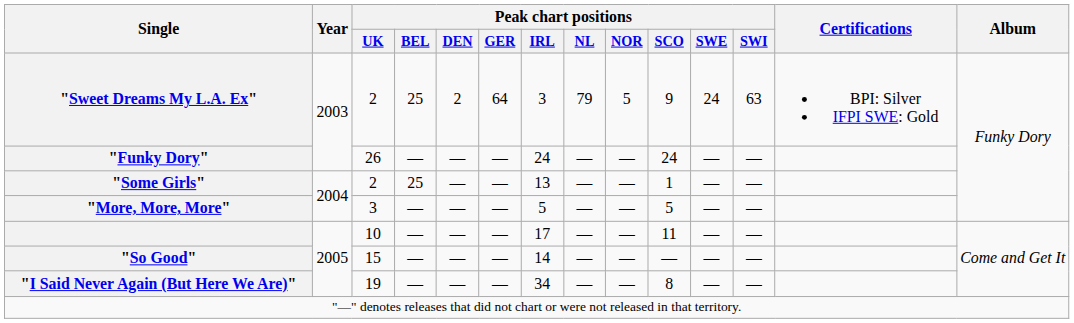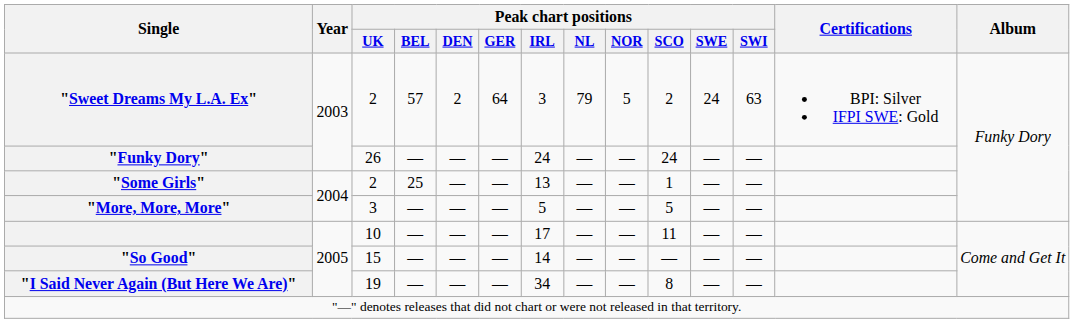(415, 99) 25 -> (415, 99) 57
(669, 99) 9 -> (669, 99) 2
